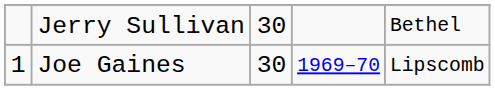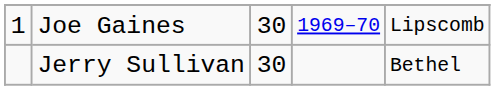rows swapped: (112, 65) <-> (141, 25)
